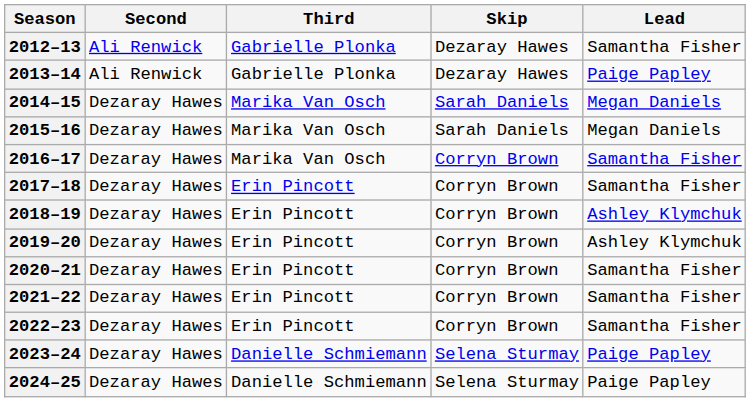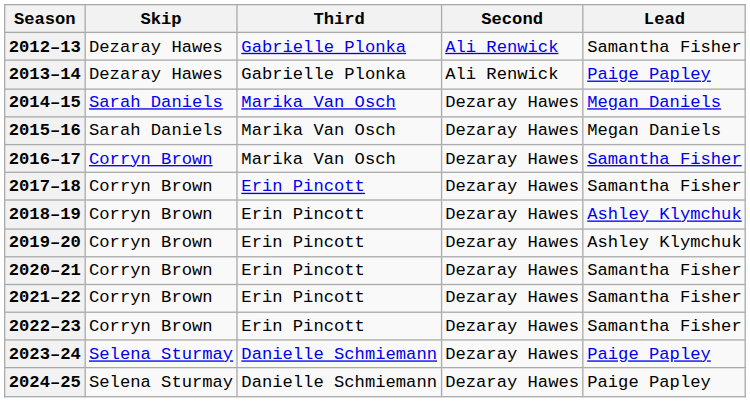columns swapped: (507, 19) <-> (156, 19)
